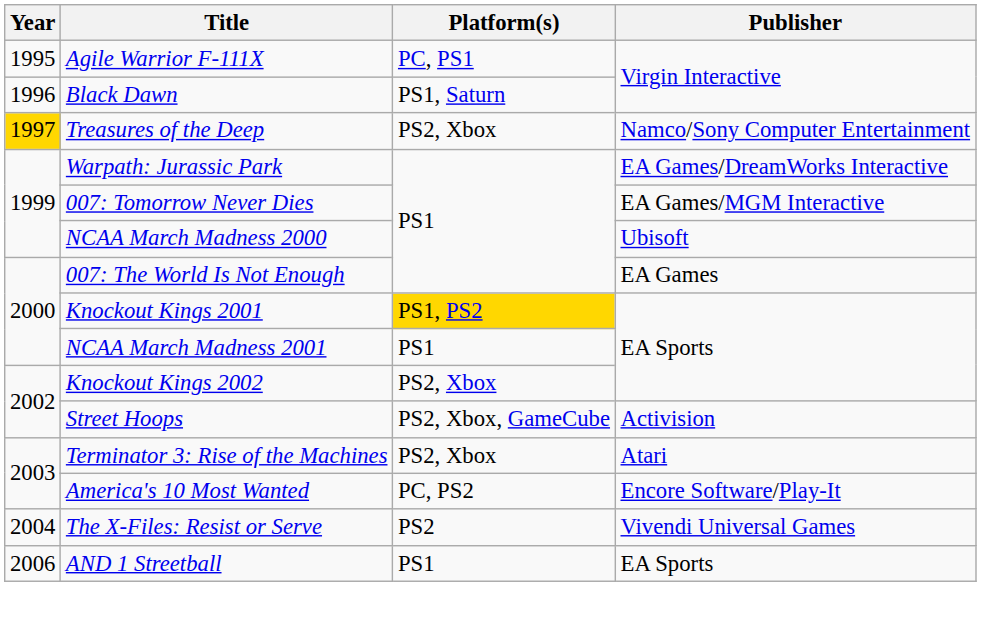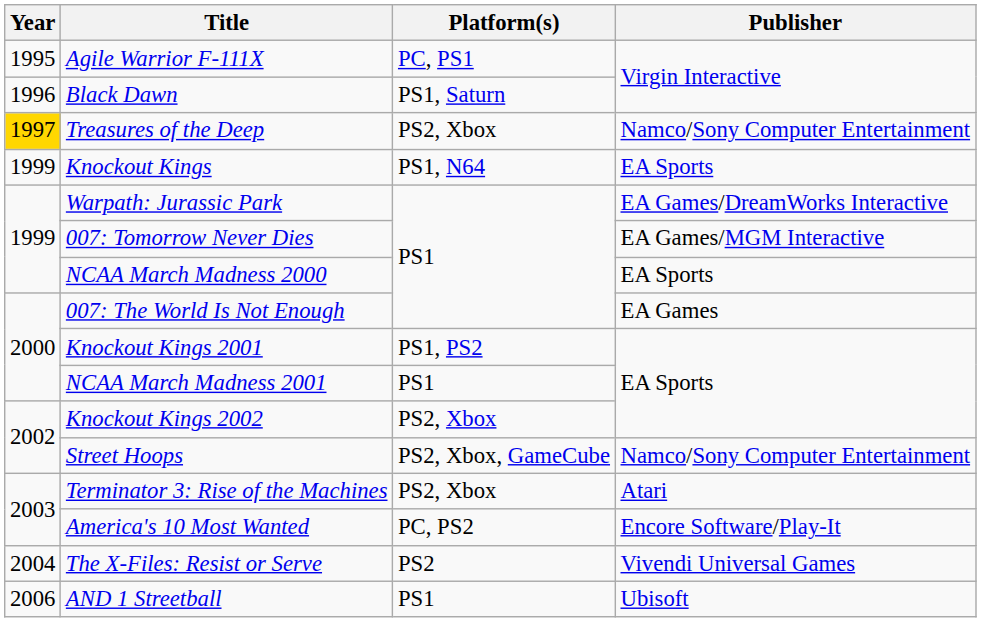+ row: (139, 166)
(655, 238) Ubisoft -> (667, 274) EA Sports
(440, 310) gold background -> (440, 346) no background
(668, 418) Activision -> (795, 454) Namco/Sony Computer Entertainment
(667, 563) EA Sports -> (655, 599) Ubisoft
